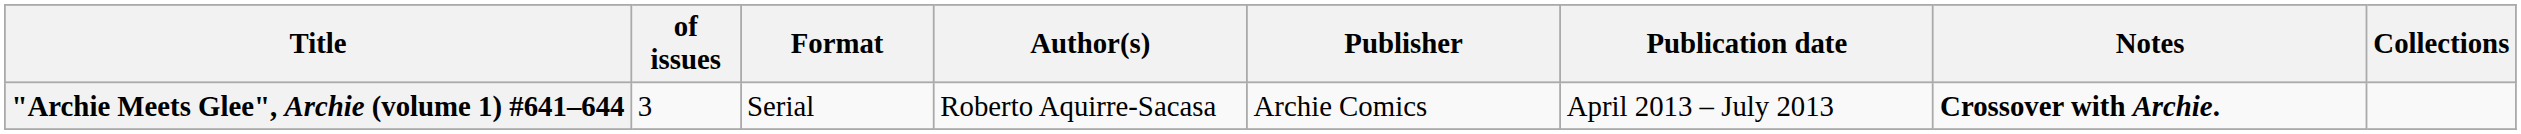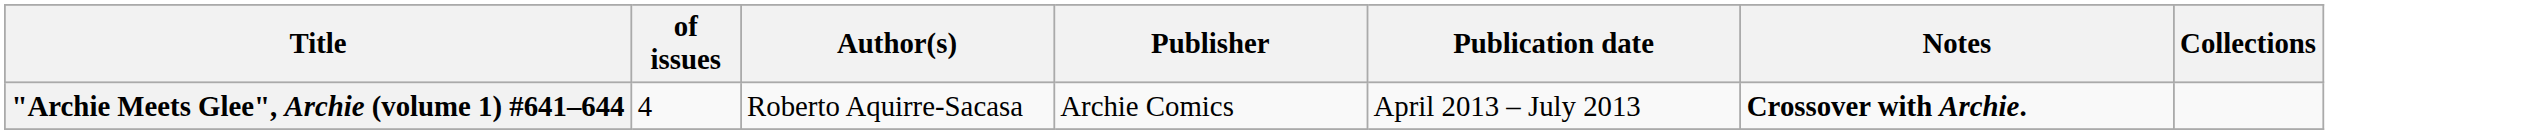- column: (837, 43)
(645, 105) 3 -> (645, 105) 4
